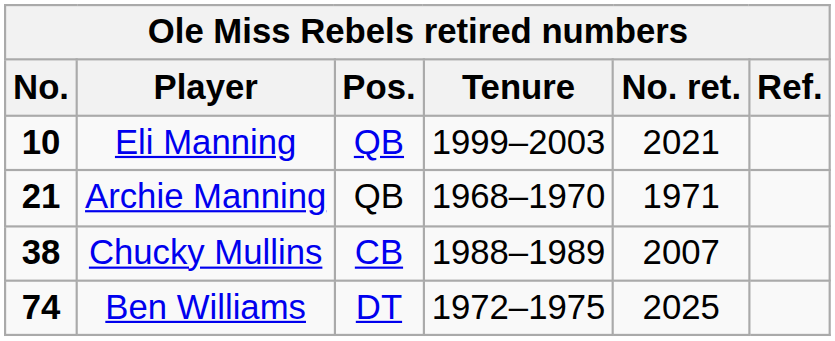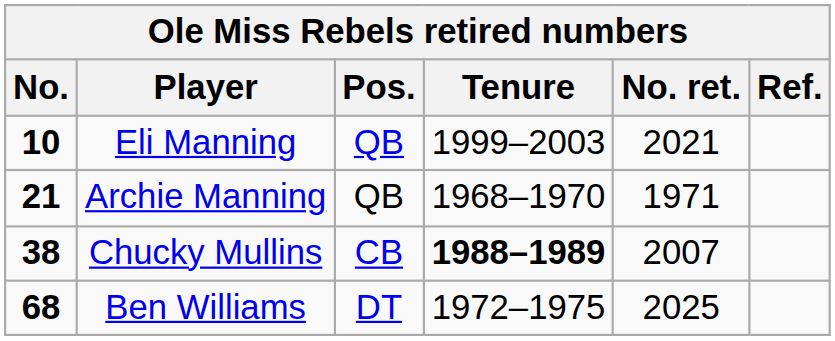(519, 252) normal -> (519, 252) bold
(41, 307) 74 -> (41, 307) 68
